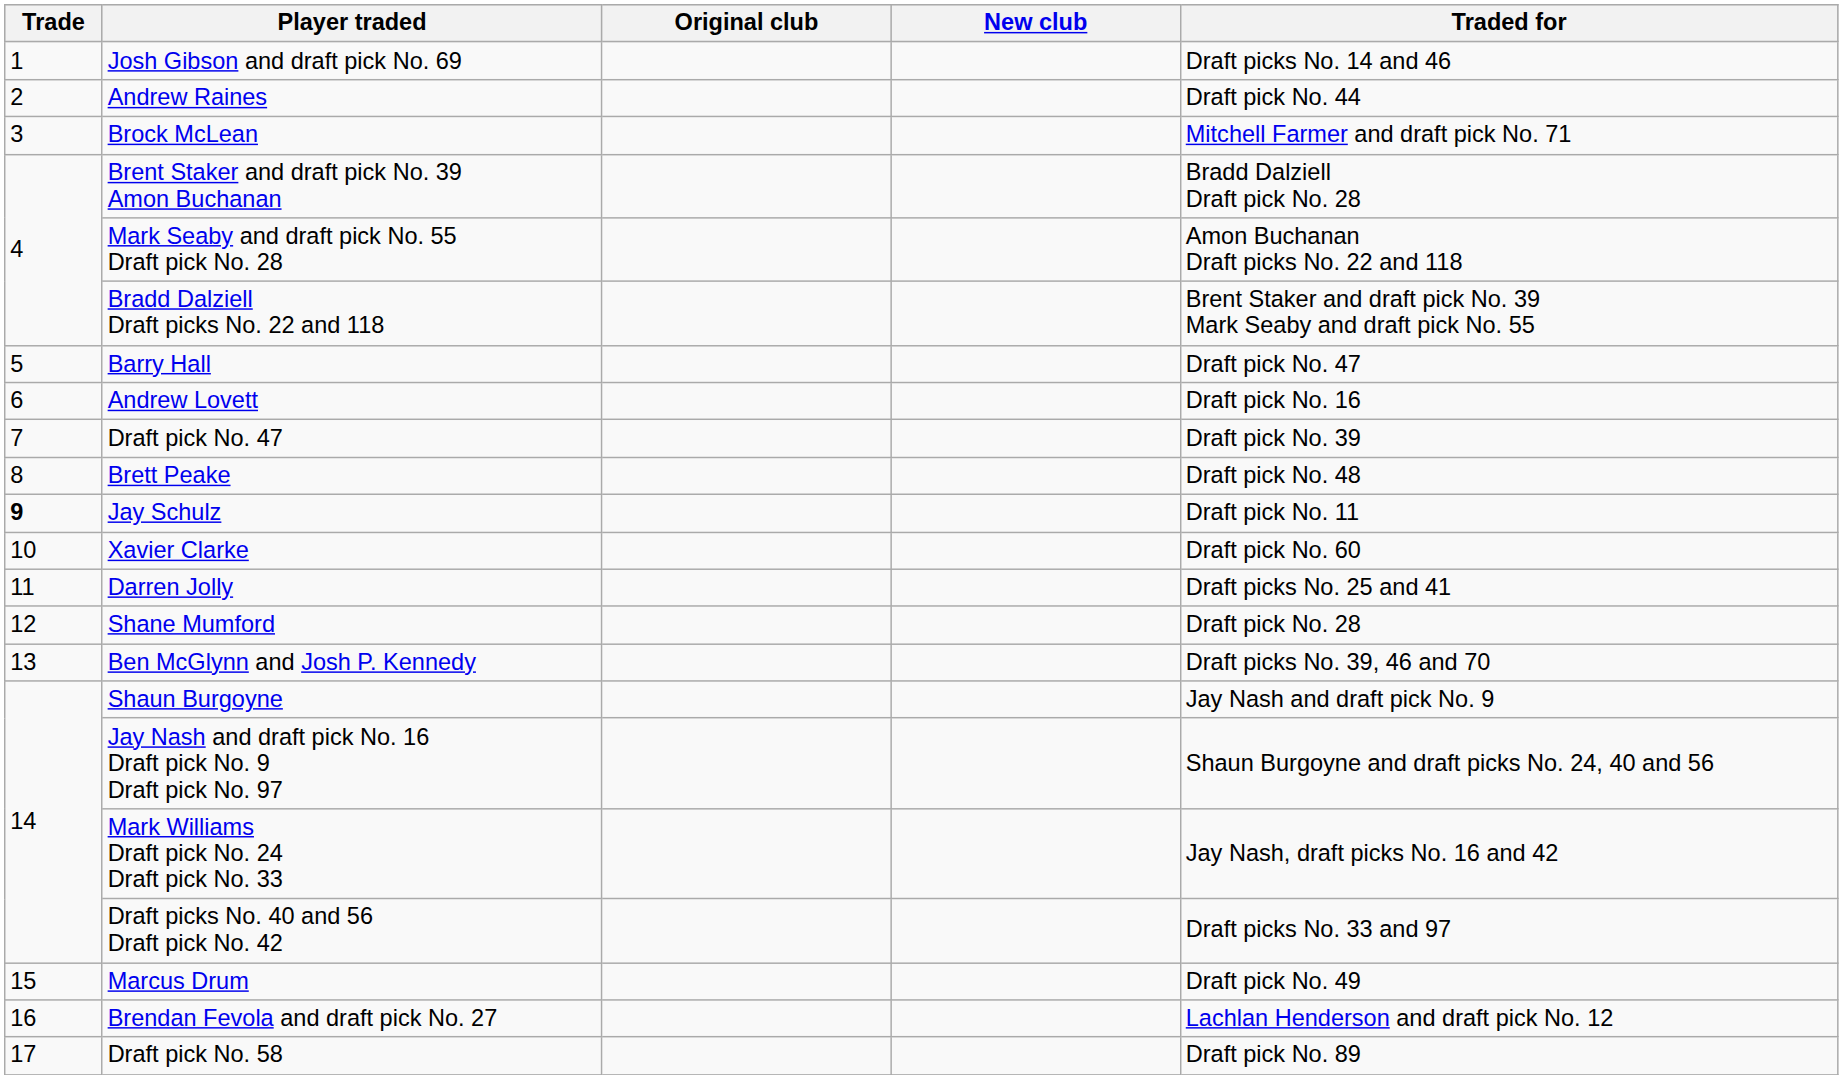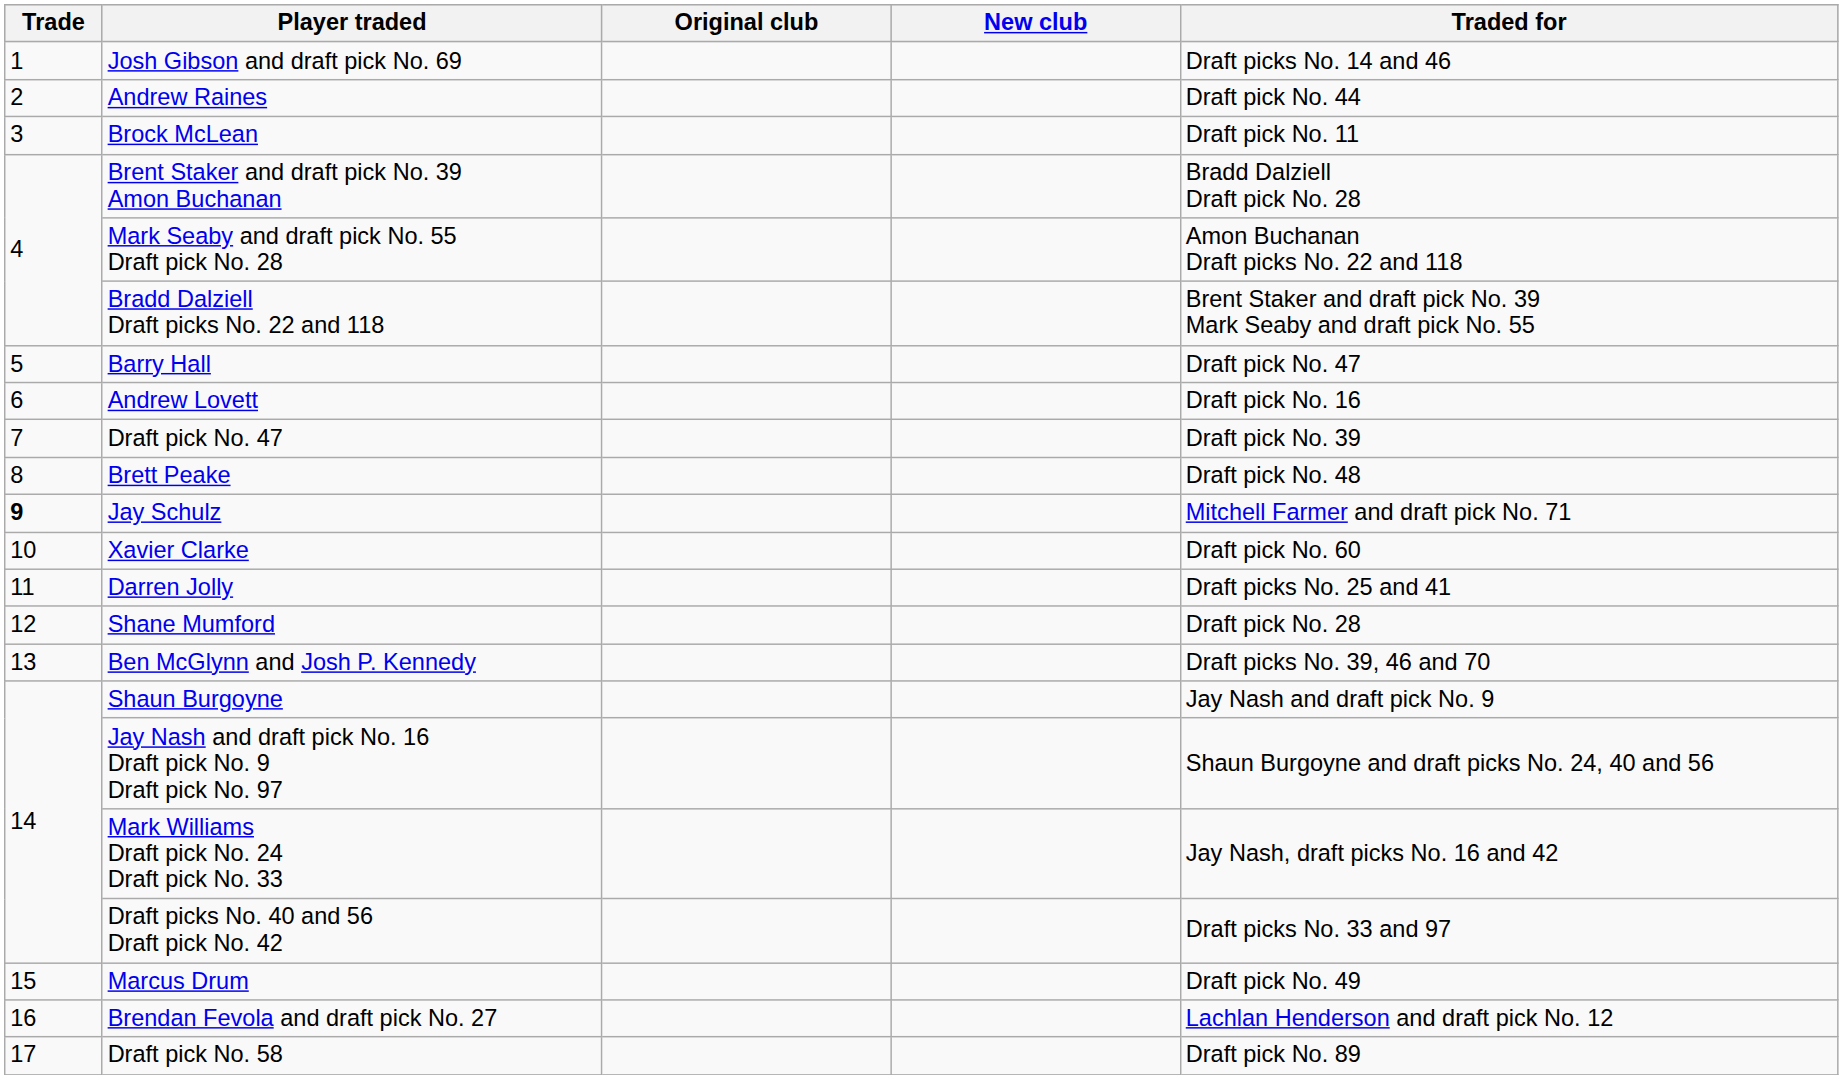(1379, 135) Mitchell Farmer and draft pick No. 71 -> (1272, 135) Draft pick No. 11
(1272, 512) Draft pick No. 11 -> (1379, 512) Mitchell Farmer and draft pick No. 71
